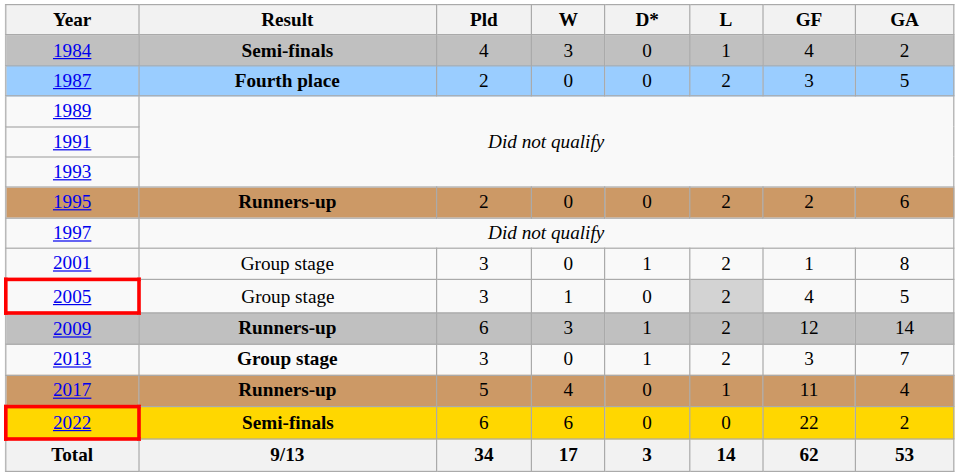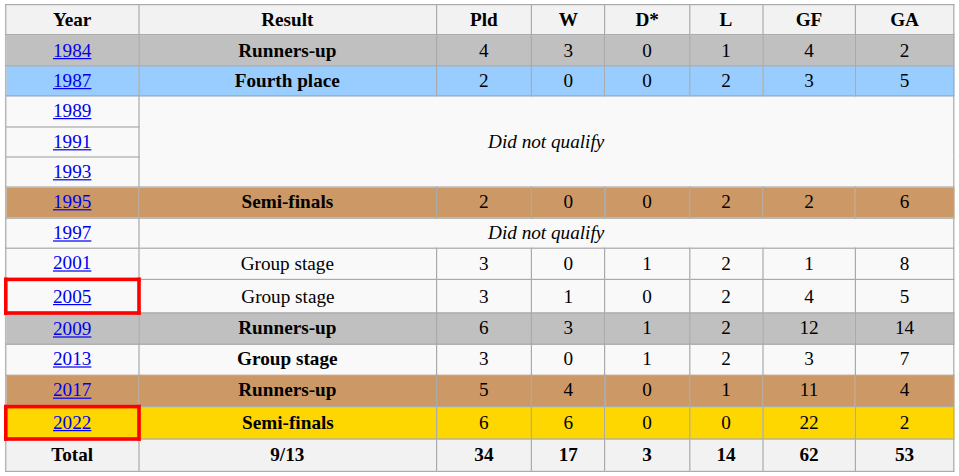(287, 50) Semi-finals -> (287, 50) Runners-up
(287, 202) Runners-up -> (287, 202) Semi-finals
(726, 296) lightgrey background -> (726, 296) no background
